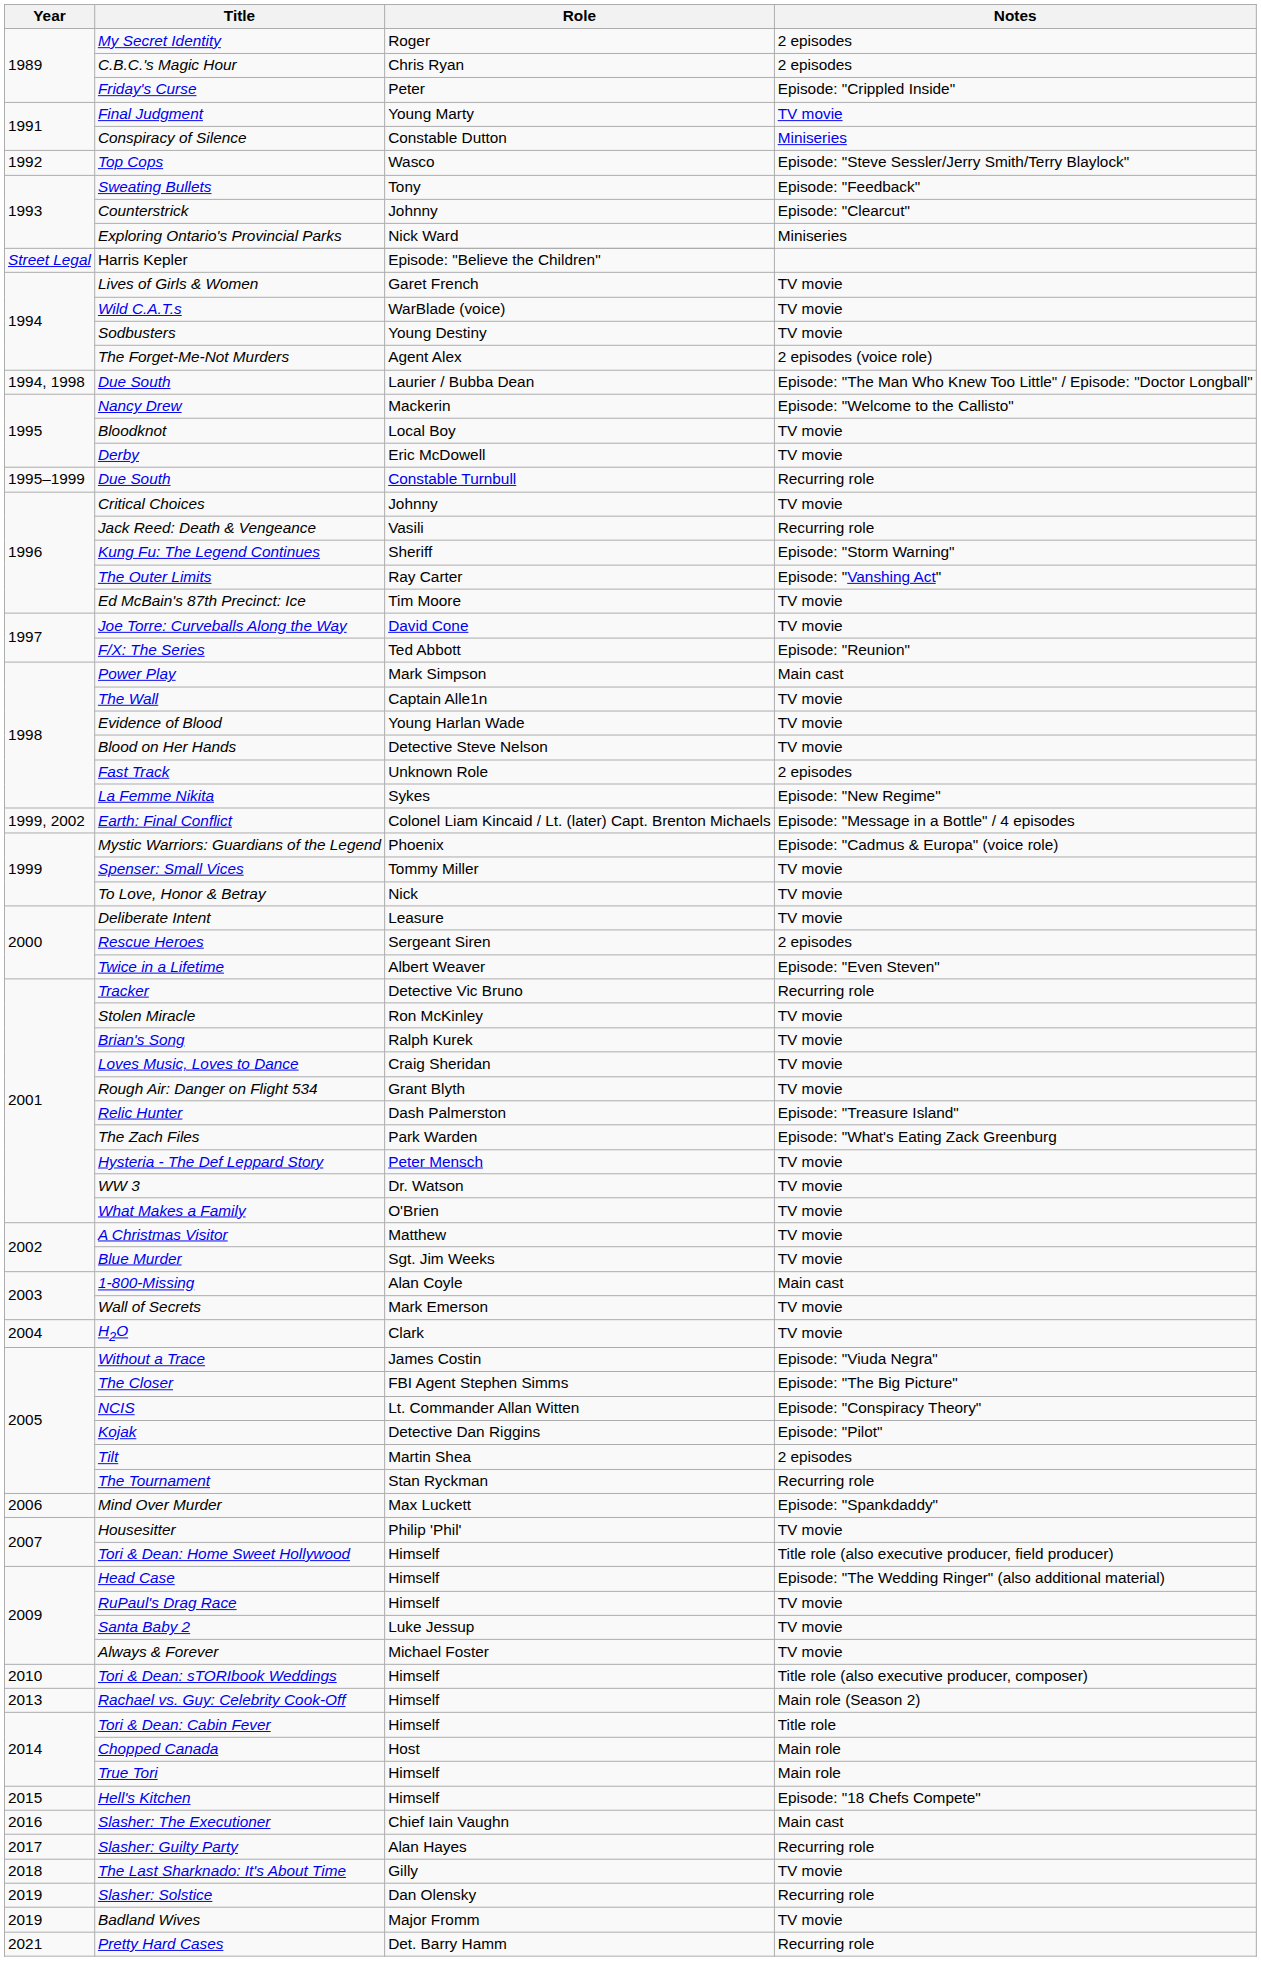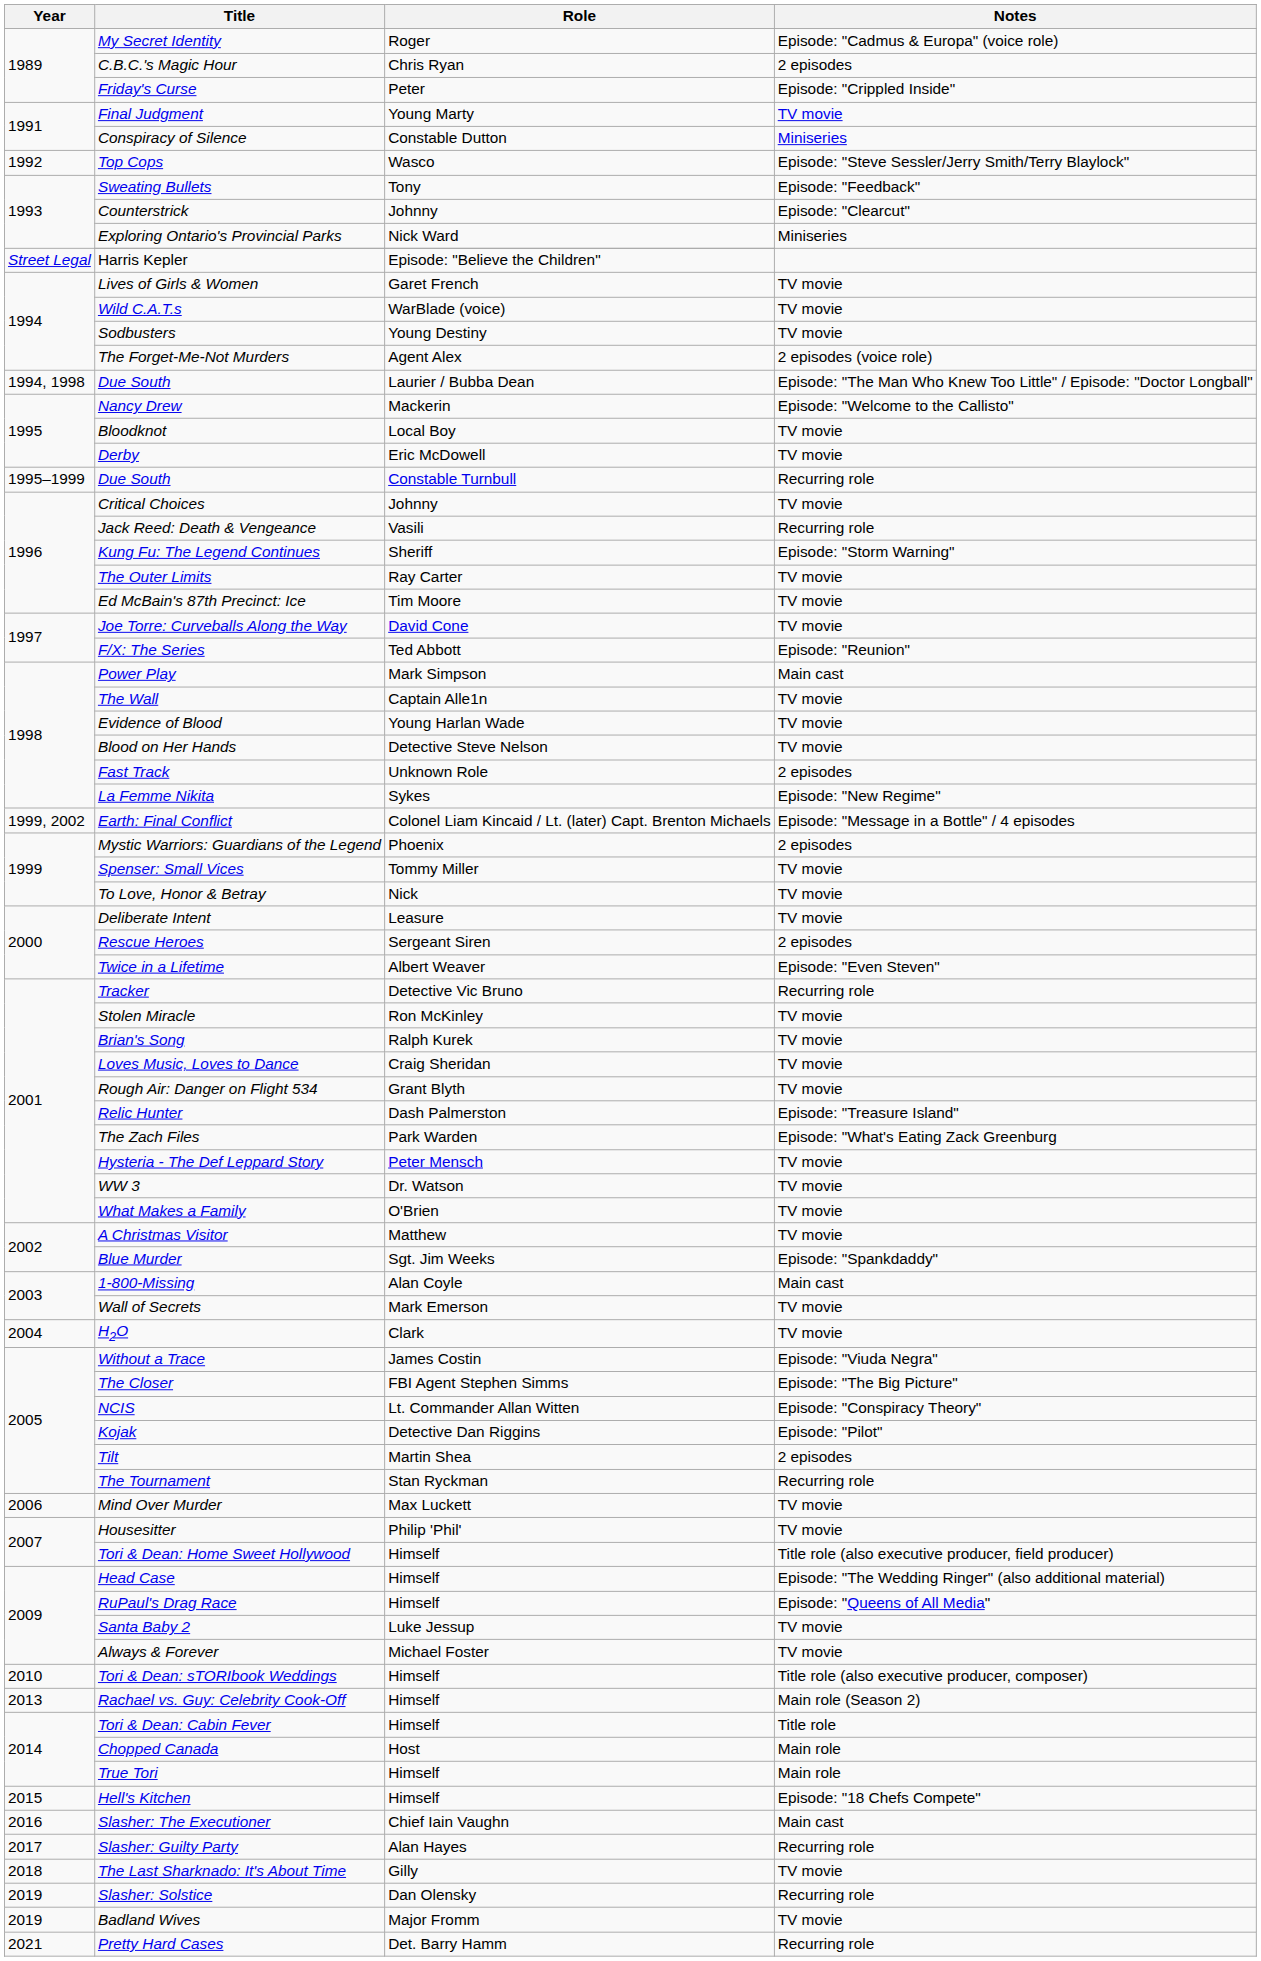(815, 41) 2 episodes -> (918, 41) Episode: "Cadmus & Europa" (voice role)
(859, 576) Episode: "Vanshing Act" -> (810, 576) TV movie
(918, 844) Episode: "Cadmus & Europa" (voice role) -> (815, 844) 2 episodes
(810, 1259) TV movie -> (858, 1259) Episode: "Spankdaddy"
(858, 1505) Episode: "Spankdaddy" -> (810, 1505) TV movie
(810, 1603) TV movie -> (884, 1603) Episode: "Queens of All Media"
